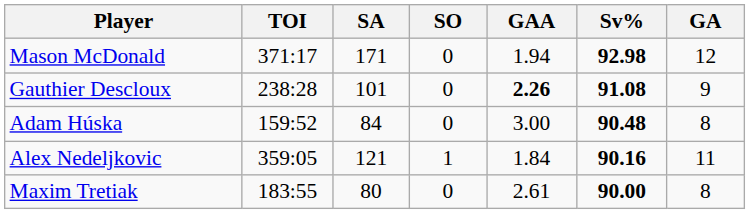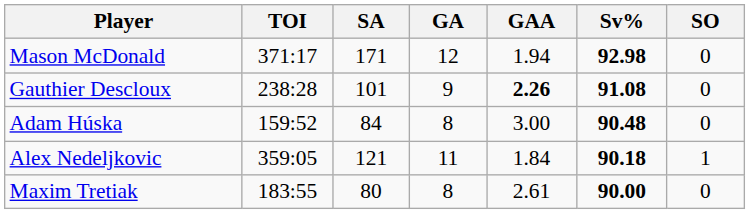columns swapped: (705, 21) <-> (448, 21)
(622, 157) 90.16 -> (622, 157) 90.18
